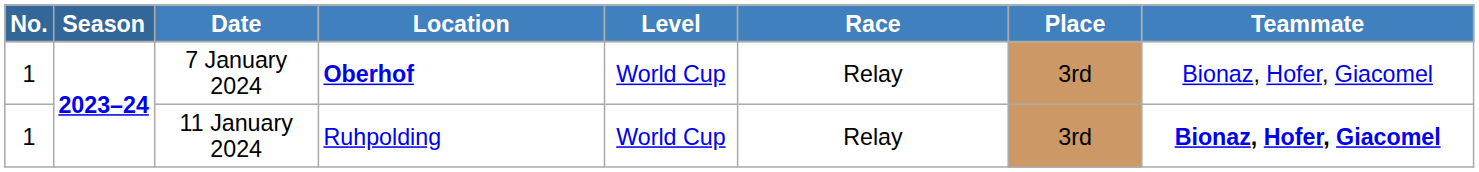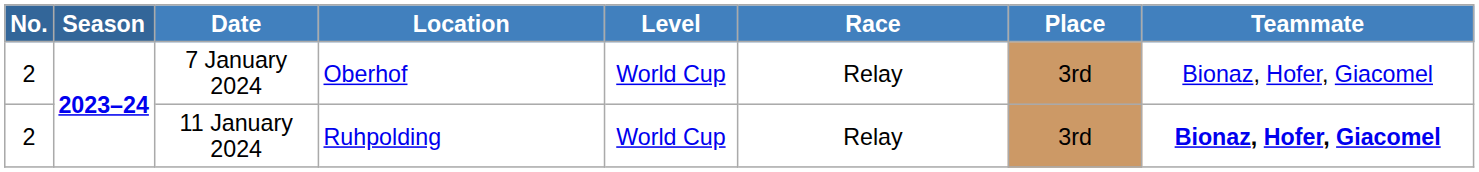(29, 73) 1 -> (29, 73) 2
(369, 73) bold -> (365, 73) normal
(29, 136) 1 -> (29, 136) 2
